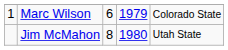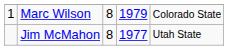(110, 14) 6 -> (110, 14) 8
(133, 34) 1980 -> (133, 34) 1977
